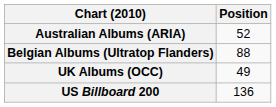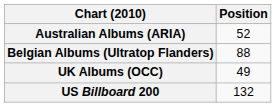(243, 92) 136 -> (243, 92) 132
